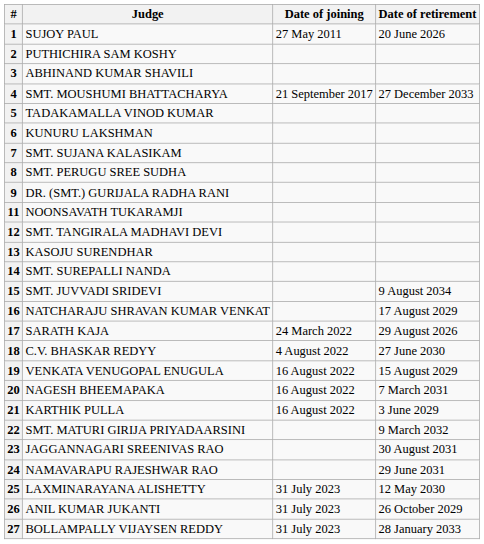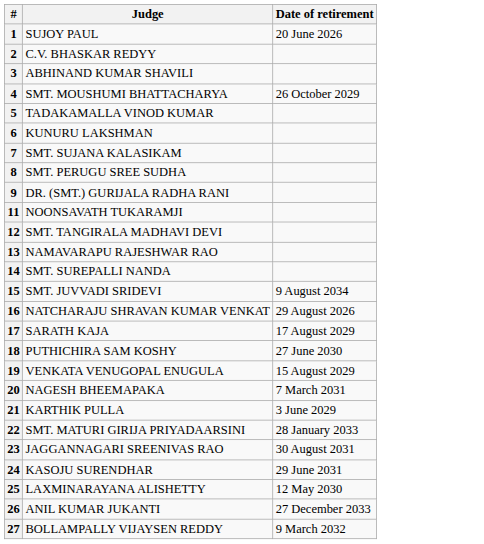- column: (324, 14)
(101, 53) PUTHICHIRA SAM KOSHY -> (91, 53) C.V. BHASKAR REDYY
(426, 93) 27 December 2033 -> (318, 93) 26 October 2029
(89, 251) KASOJU SURENDHAR -> (122, 251) NAMAVARAPU RAJESHWAR RAO
(418, 311) 17 August 2029 -> (315, 311) 29 August 2026
(418, 331) 29 August 2026 -> (315, 331) 17 August 2029
(91, 350) C.V. BHASKAR REDYY -> (101, 350) PUTHICHIRA SAM KOSHY
(414, 430) 9 March 2032 -> (317, 430) 28 January 2033
(122, 469) NAMAVARAPU RAJESHWAR RAO -> (89, 469) KASOJU SURENDHAR
(420, 509) 26 October 2029 -> (323, 509) 27 December 2033
(420, 529) 28 January 2033 -> (311, 529) 9 March 2032
